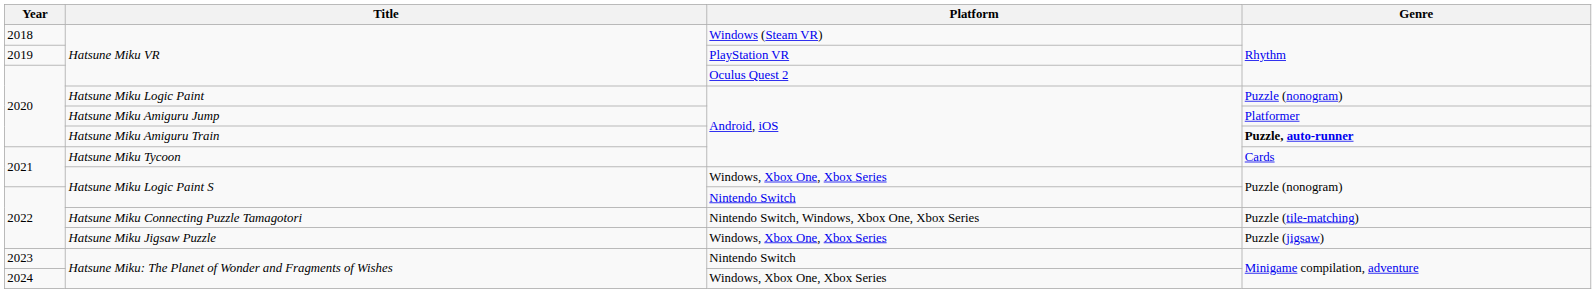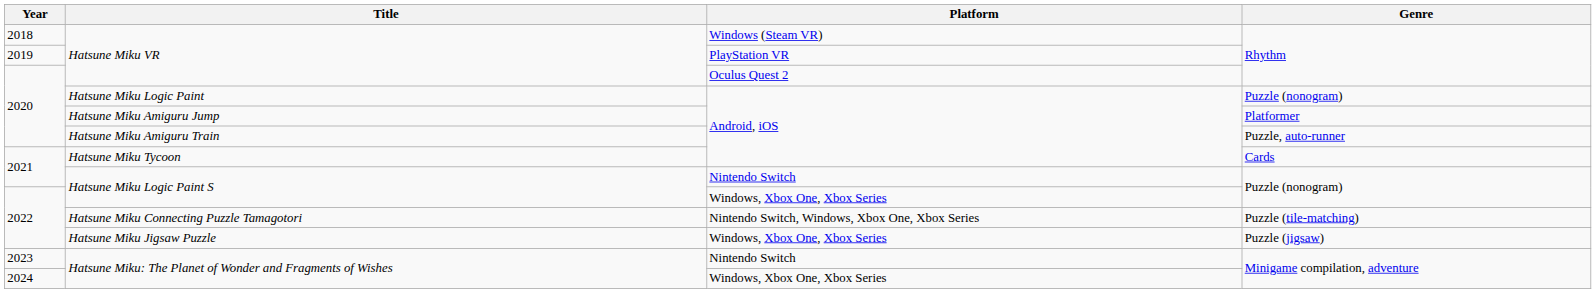(1299, 136) bold -> (1295, 136) normal
(798, 177) Windows, Xbox One, Xbox Series -> (753, 177) Nintendo Switch
(753, 197) Nintendo Switch -> (798, 197) Windows, Xbox One, Xbox Series
